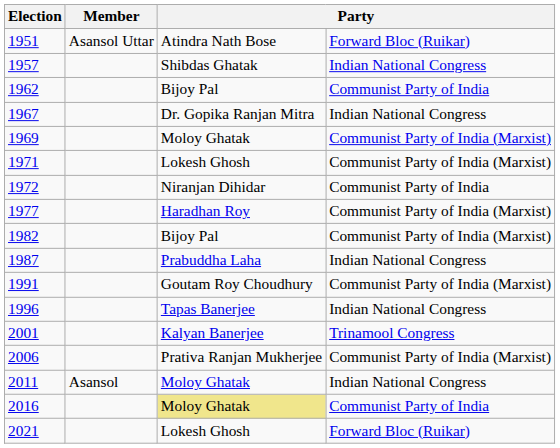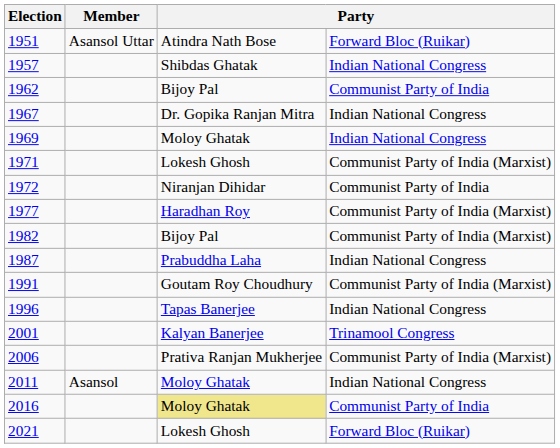(440, 138) Communist Party of India (Marxist) -> (408, 138) Indian National Congress
